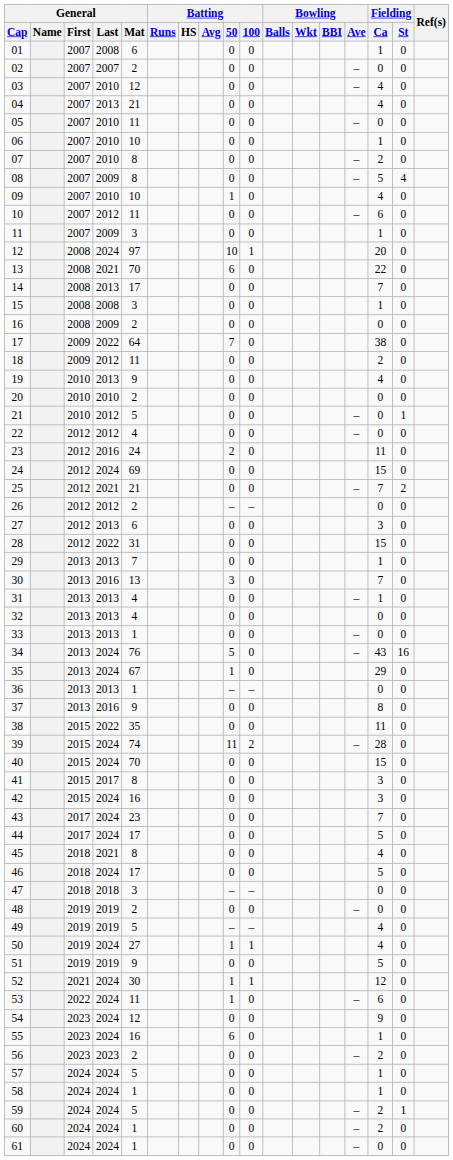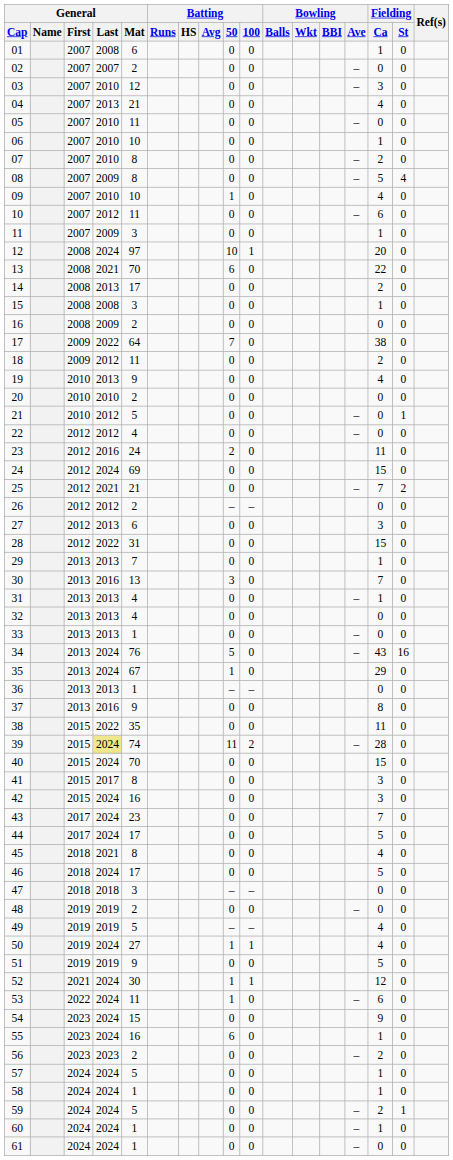(380, 86) 4 -> (380, 86) 3
(380, 287) 7 -> (380, 287) 2
(107, 744) no background -> (107, 744) khaki background
(134, 1018) 12 -> (134, 1018) 15
(380, 1128) 2 -> (380, 1128) 1
